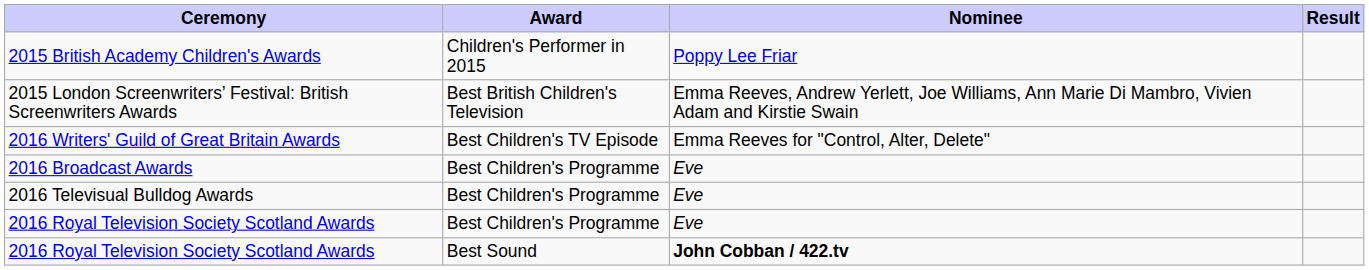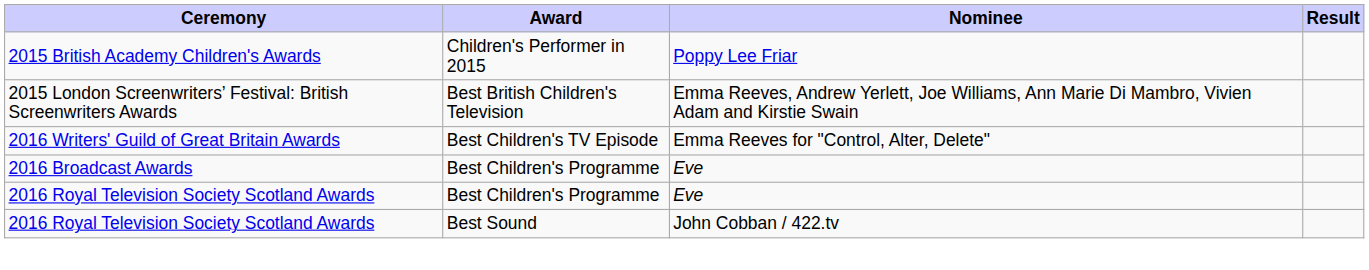- row: (131, 195)
(761, 251) bold -> (756, 223) normal
